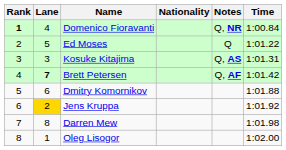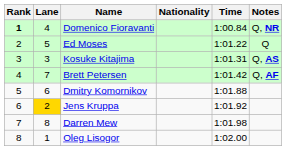columns swapped: (263, 12) <-> (228, 12)
(47, 75) bold -> (47, 75) normal
